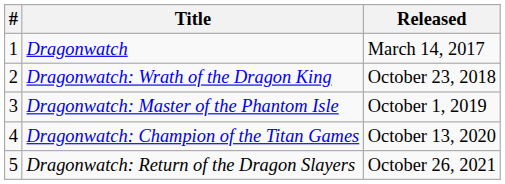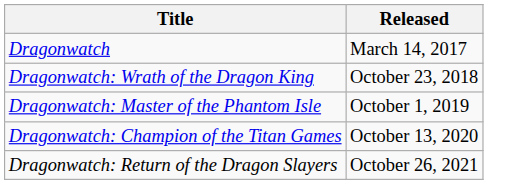- column: (13, 19)
